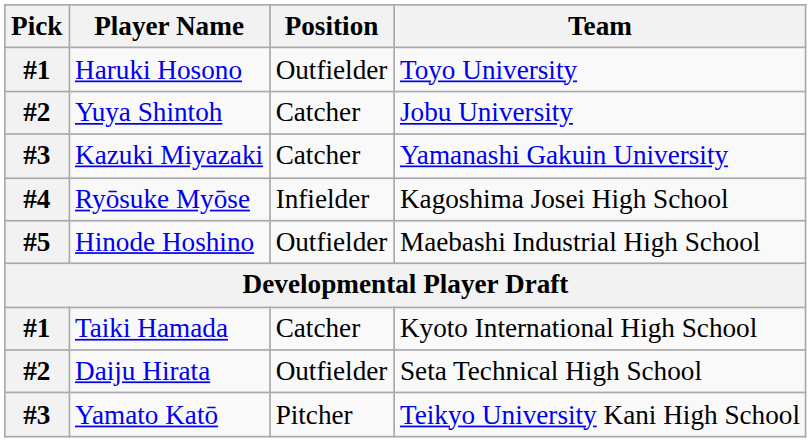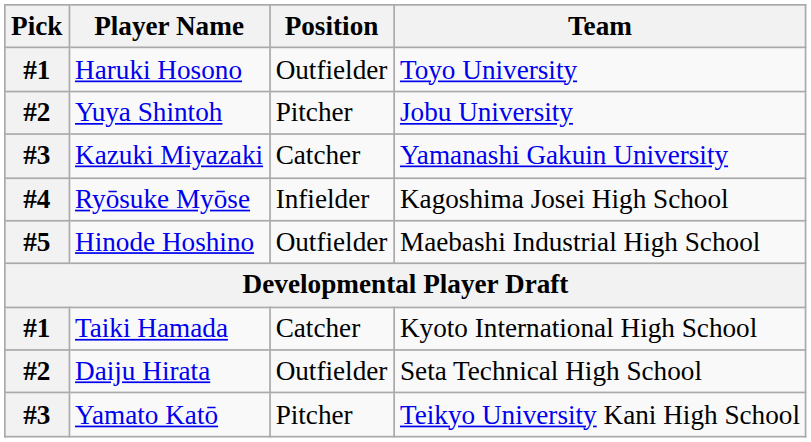(318, 112) Catcher -> (314, 112) Pitcher
